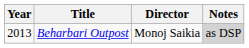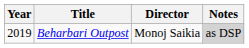(19, 33) 2013 -> (19, 33) 2019
